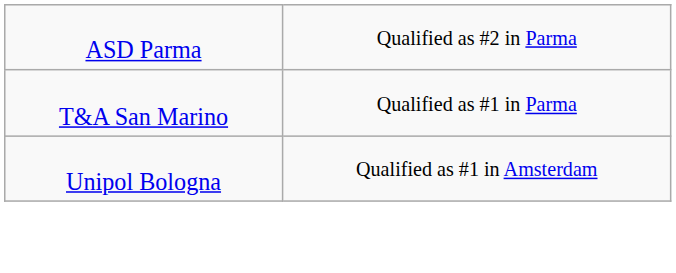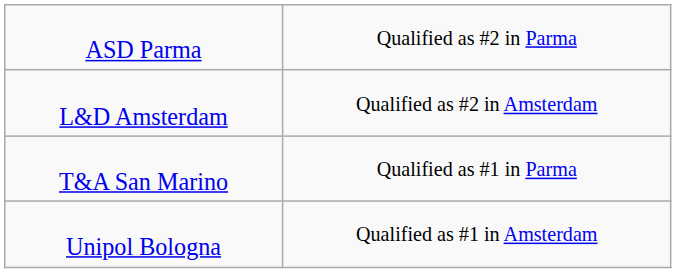+ row: (144, 116)
